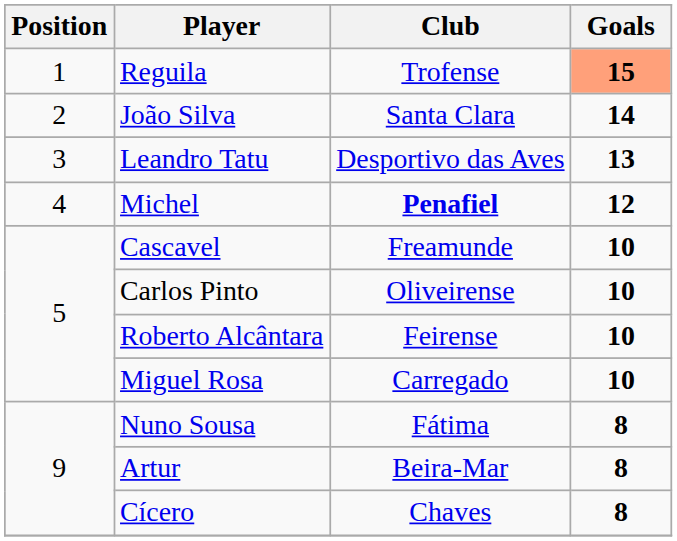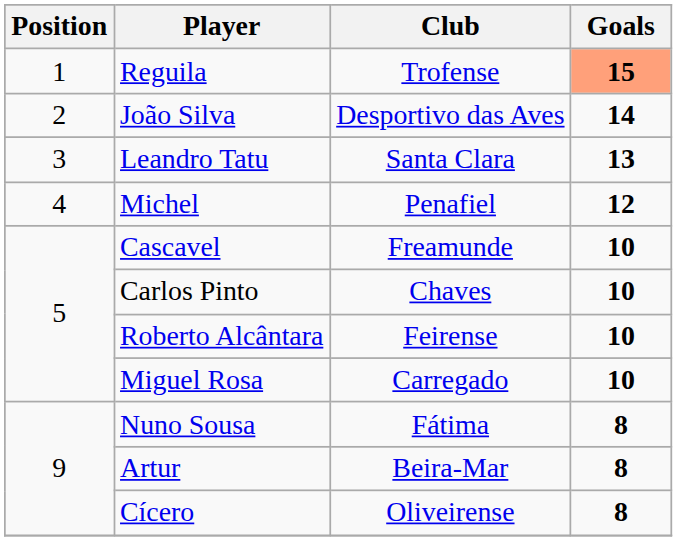(450, 114) Santa Clara -> (450, 114) Desportivo das Aves
(450, 159) Desportivo das Aves -> (450, 159) Santa Clara
(450, 203) bold -> (450, 203) normal
(450, 291) Oliveirense -> (450, 291) Chaves
(450, 512) Chaves -> (450, 512) Oliveirense
